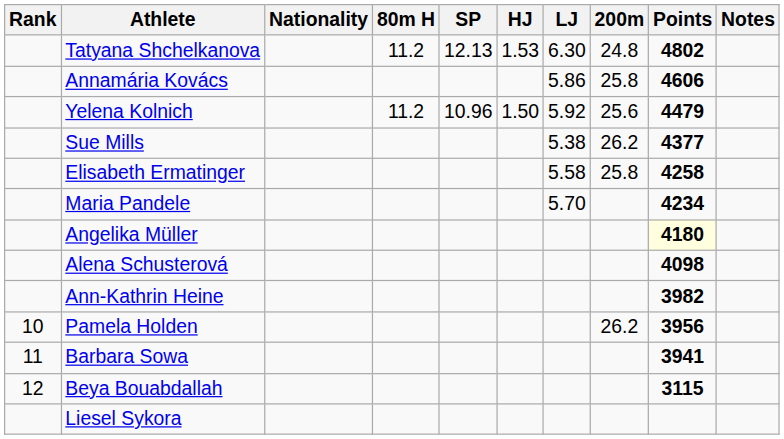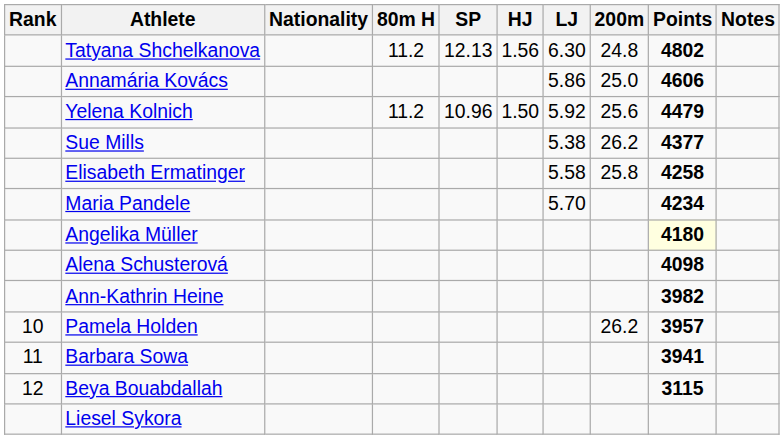(520, 50) 1.53 -> (520, 50) 1.56
(619, 81) 25.8 -> (619, 81) 25.0
(683, 326) 3956 -> (683, 326) 3957
